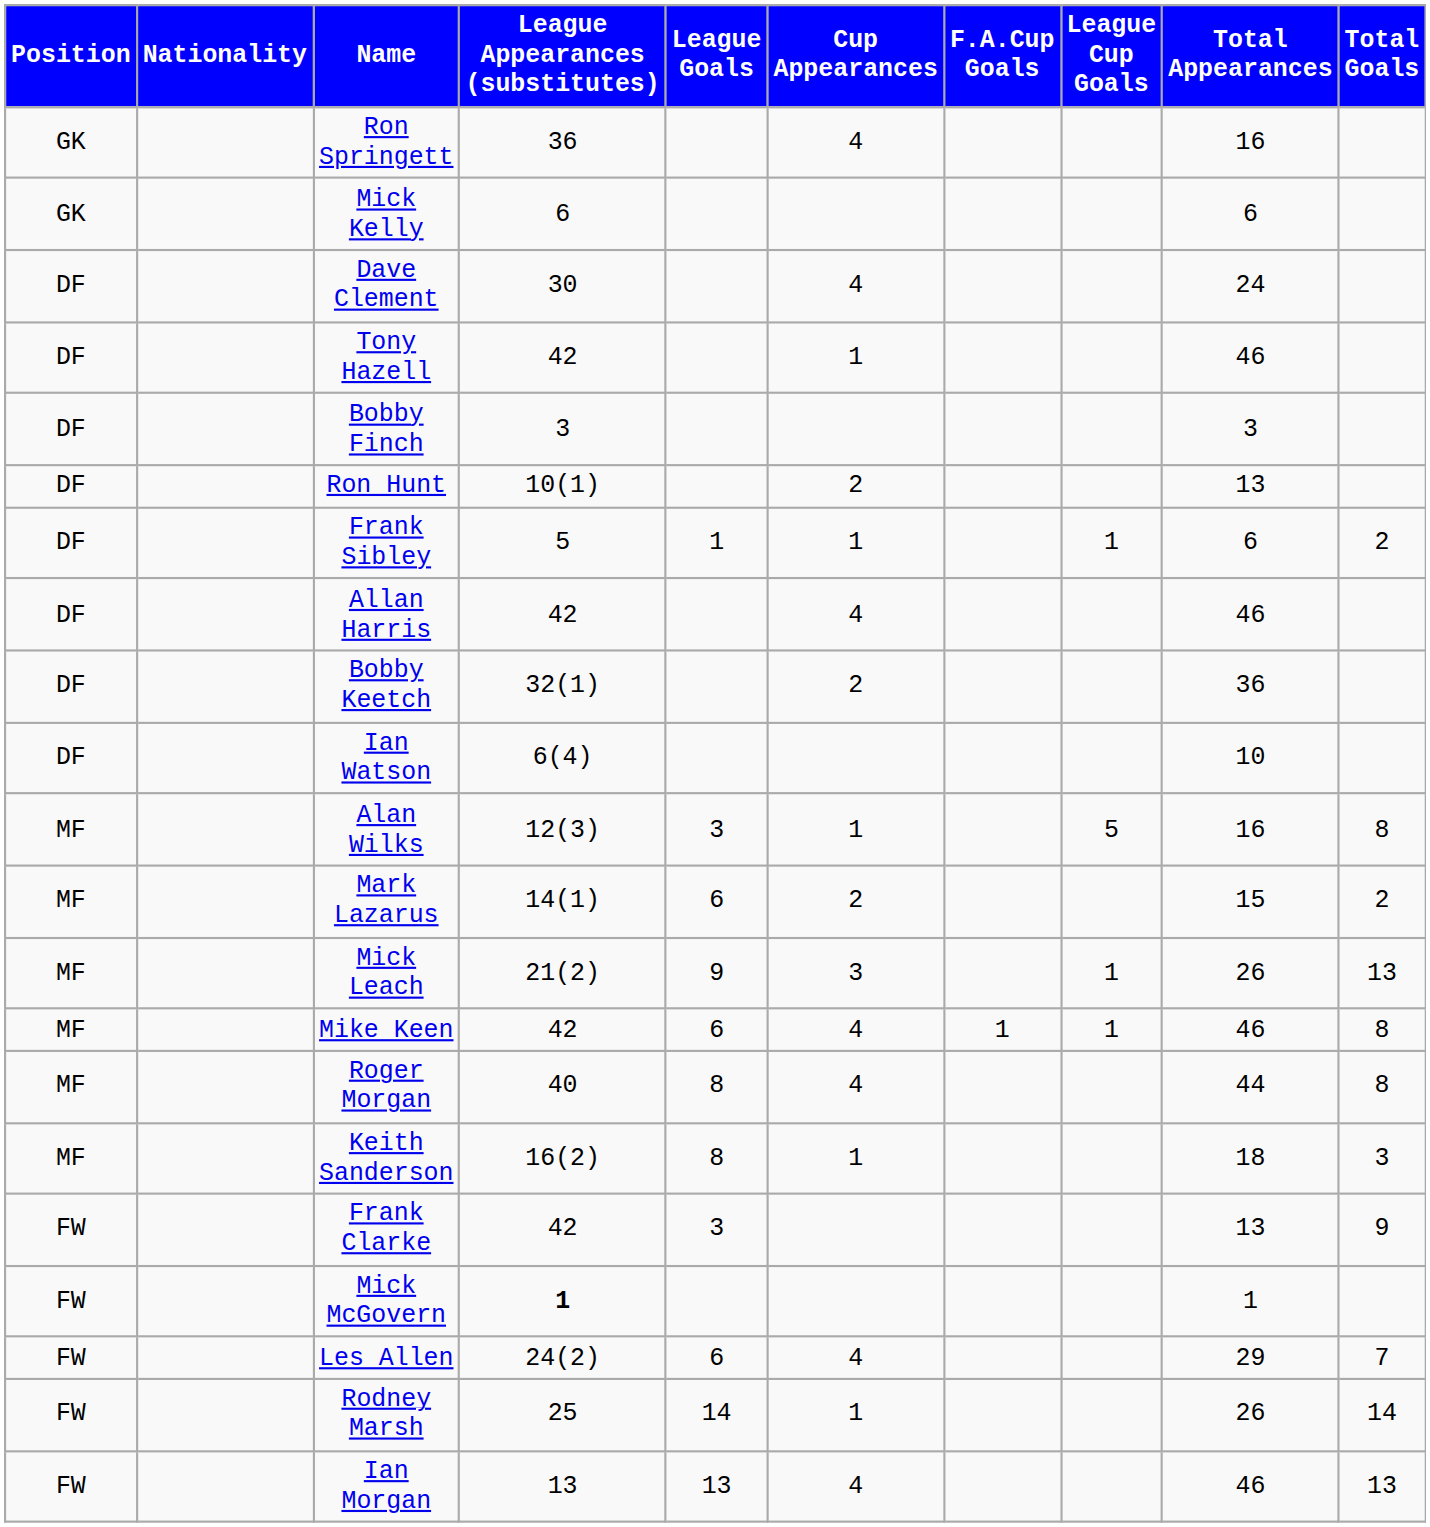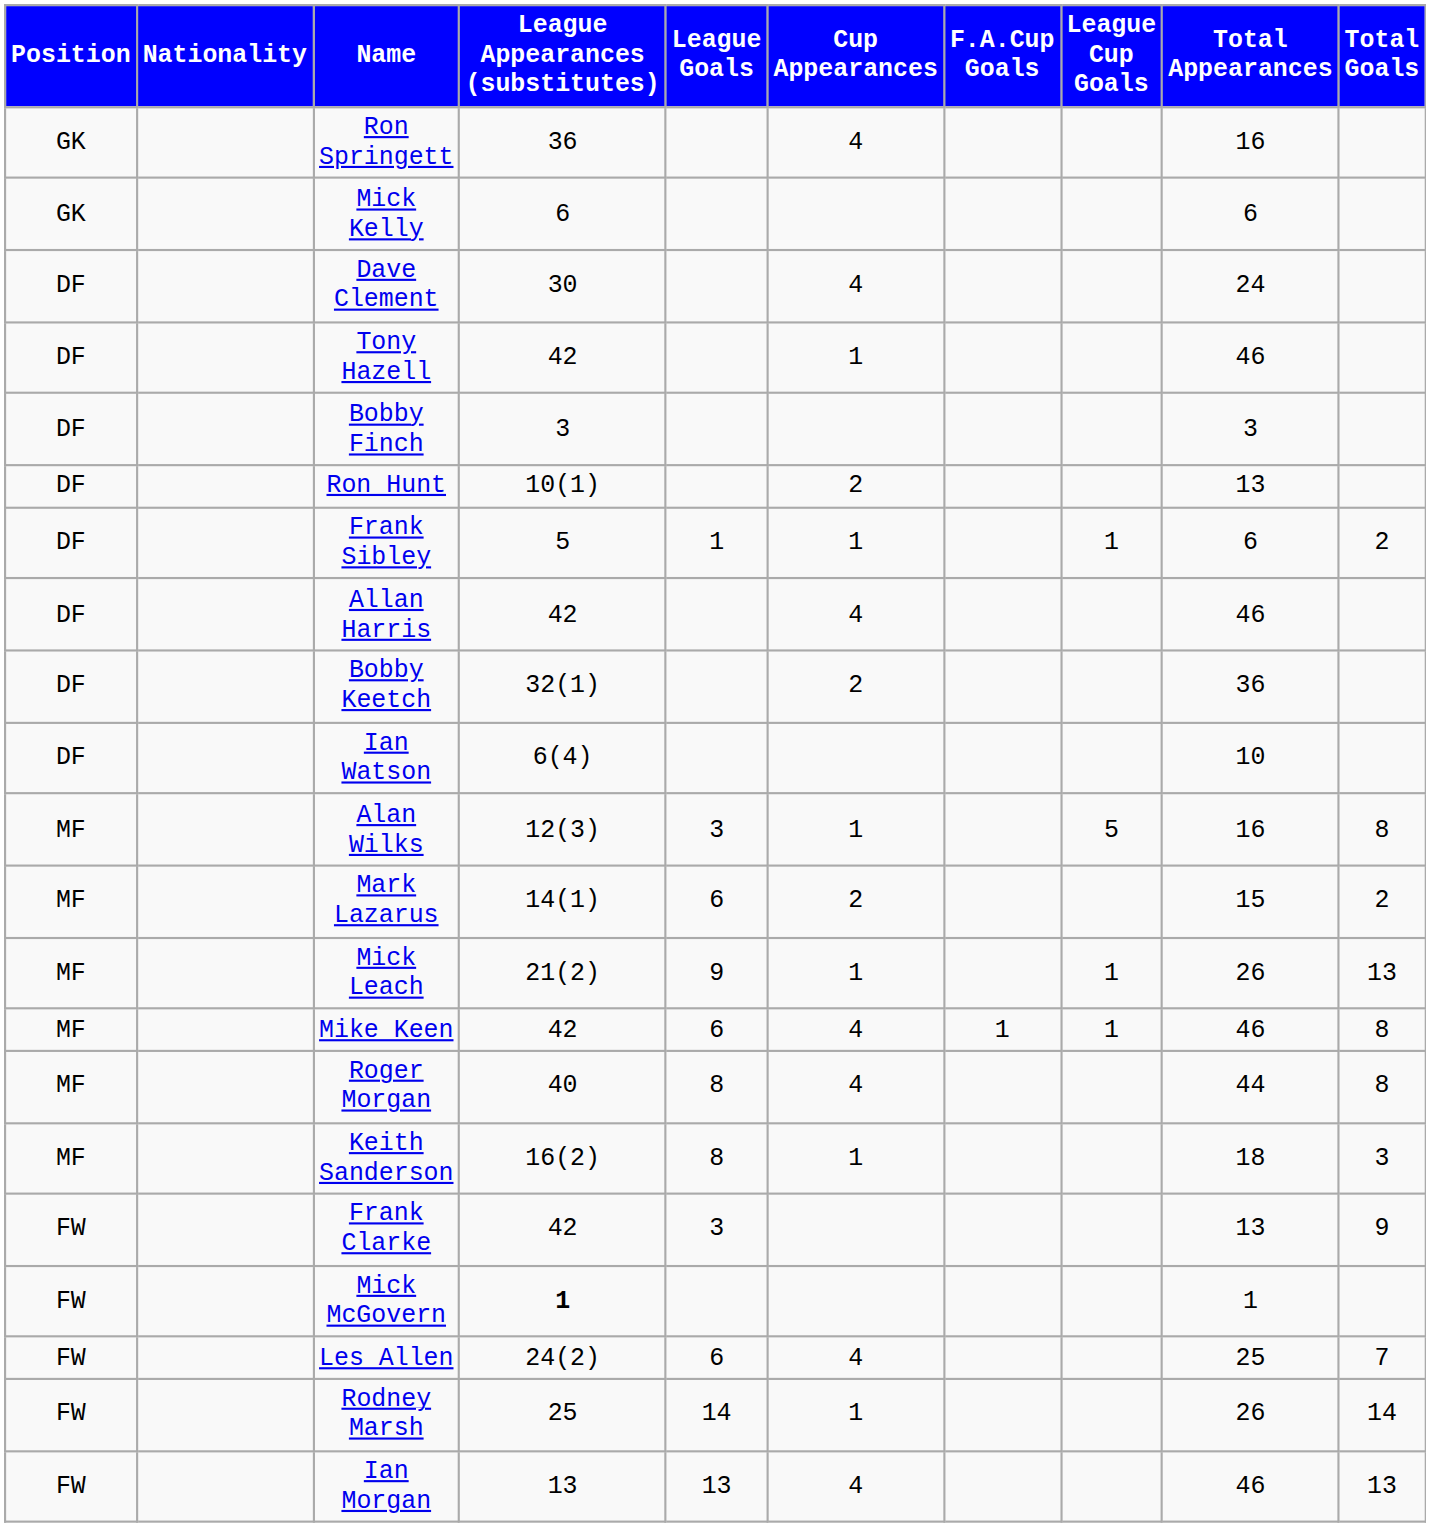(856, 973) 3 -> (856, 973) 1
(1250, 1358) 29 -> (1250, 1358) 25
